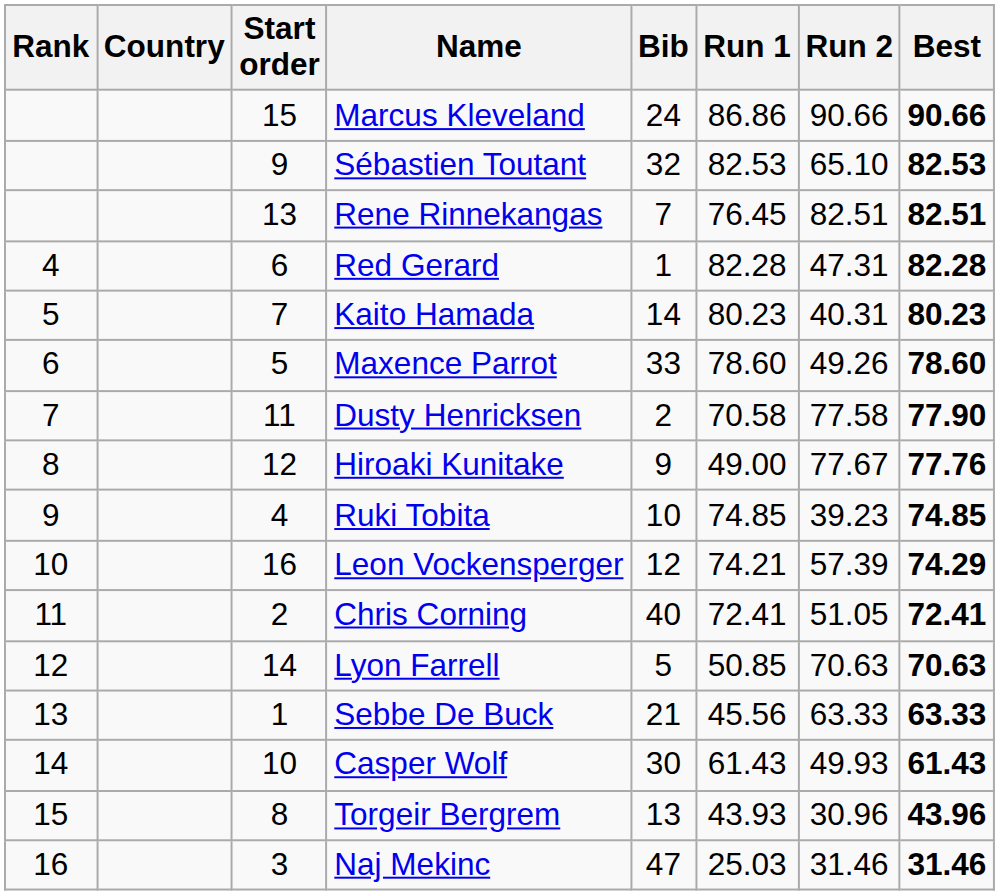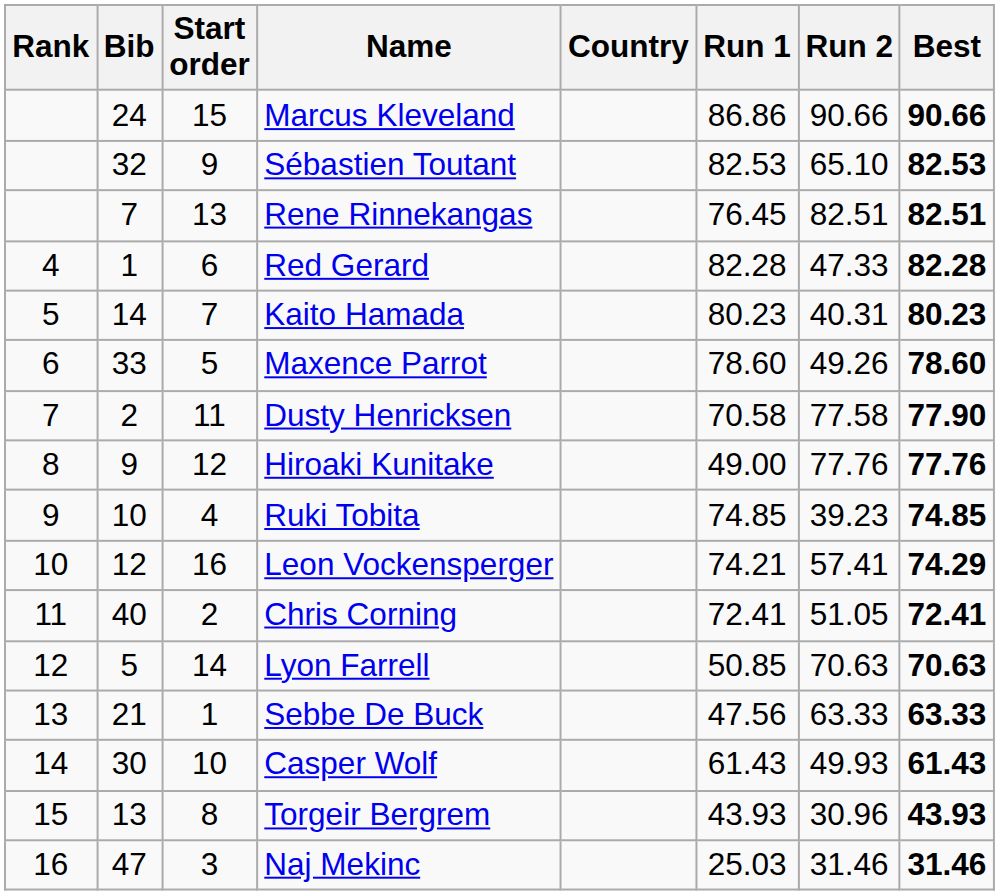columns swapped: (663, 47) <-> (164, 47)
(849, 264) 47.31 -> (849, 264) 47.33
(849, 464) 77.67 -> (849, 464) 77.76
(849, 564) 57.39 -> (849, 564) 57.41
(747, 714) 45.56 -> (747, 714) 47.56
(947, 814) 43.96 -> (947, 814) 43.93
